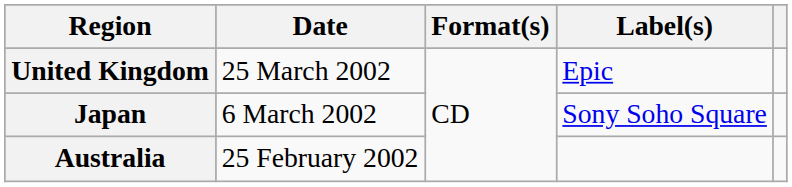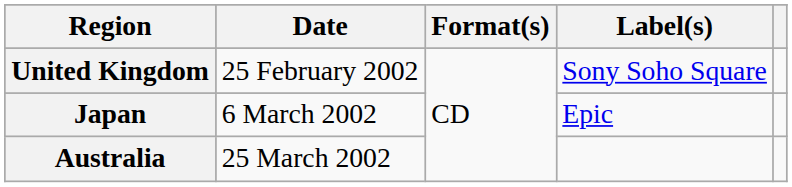(306, 70) 25 March 2002 -> (320, 70) 25 February 2002
(588, 70) Epic -> (665, 70) Sony Soho Square
(665, 114) Sony Soho Square -> (588, 114) Epic
(320, 158) 25 February 2002 -> (306, 158) 25 March 2002
